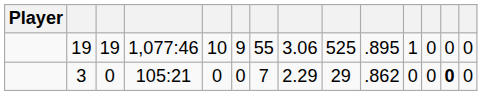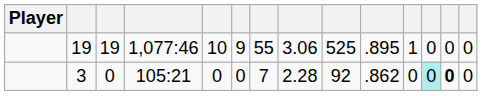(300, 76) 2.29 -> (300, 76) 2.28
(341, 76) 29 -> (341, 76) 92
(431, 76) no background -> (431, 76) paleturquoise background
